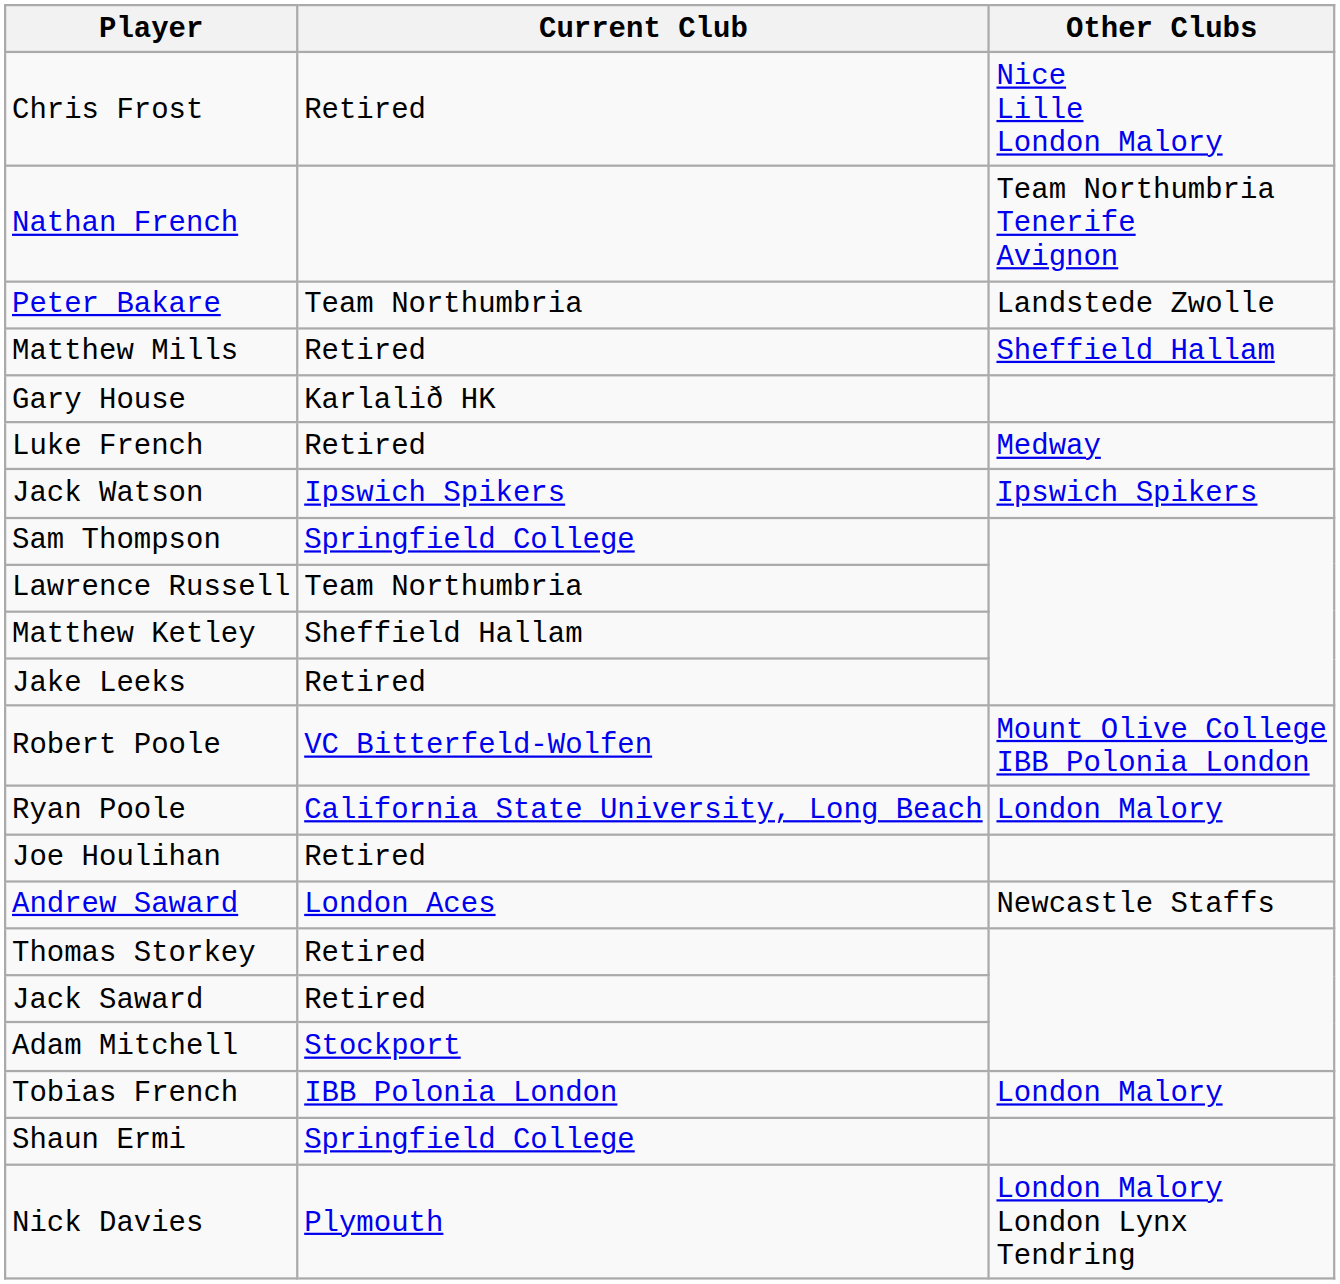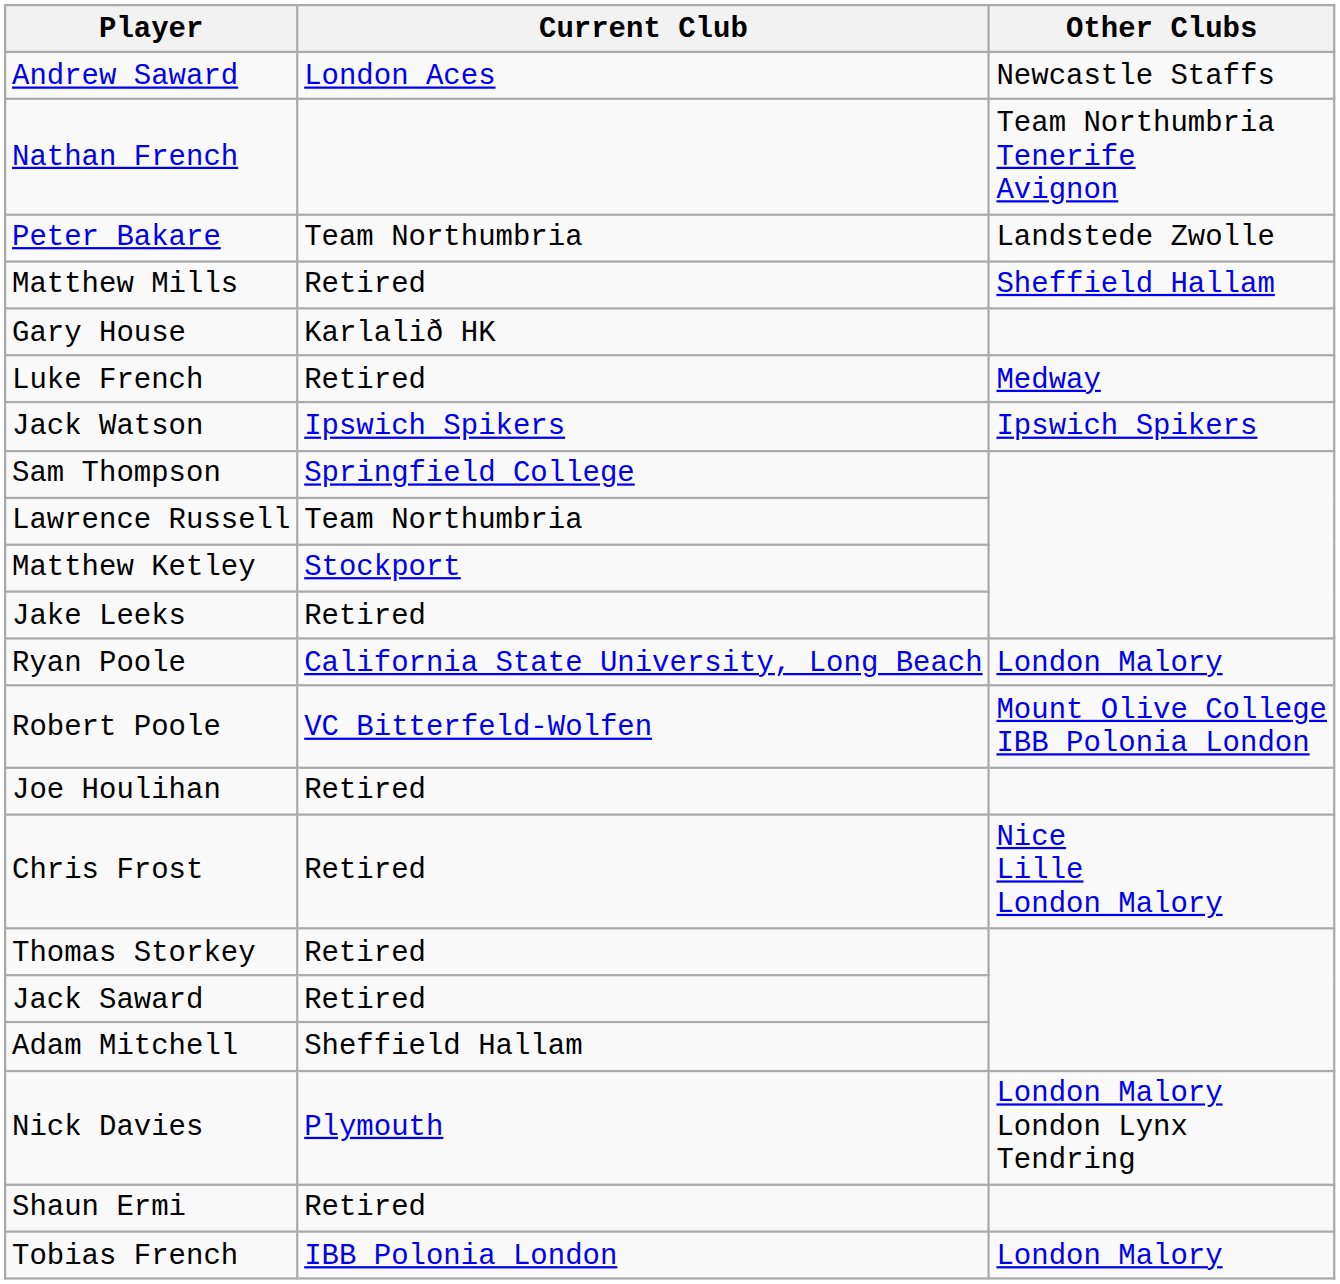rows swapped: (125, 905) <-> (108, 109)
(443, 635) Sheffield Hallam -> (382, 568) Stockport
rows swapped: (116, 746) <-> (99, 810)
(382, 1046) Stockport -> (443, 1046) Sheffield Hallam
rows swapped: (108, 1222) <-> (125, 1094)
(469, 1141) Springfield College -> (365, 1208) Retired
